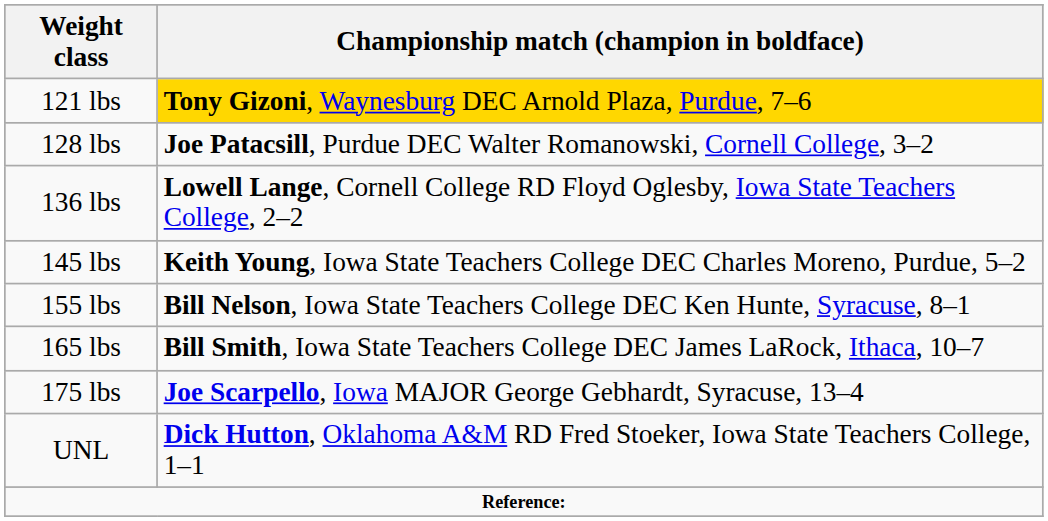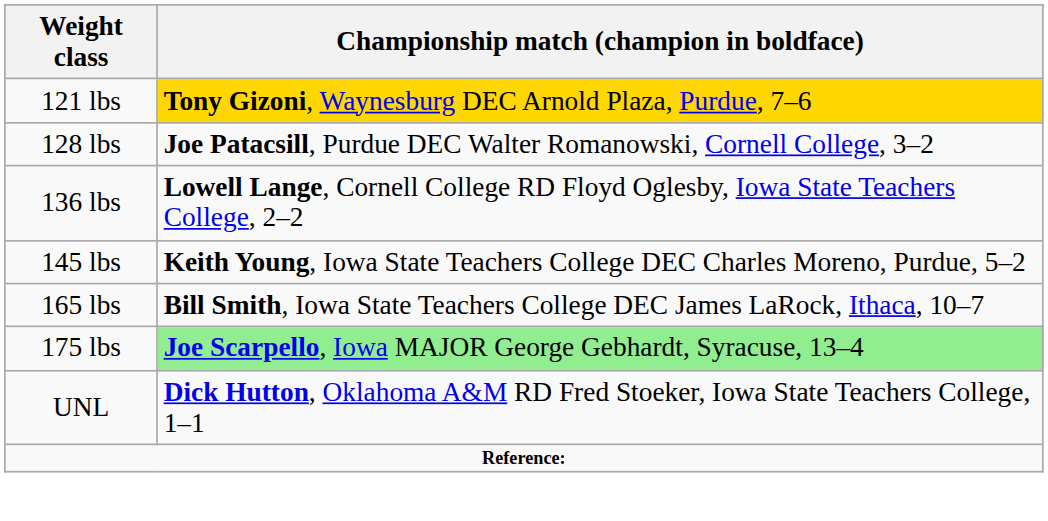- row: (81, 304)
(514, 391) no background -> (514, 348) lightgreen background
